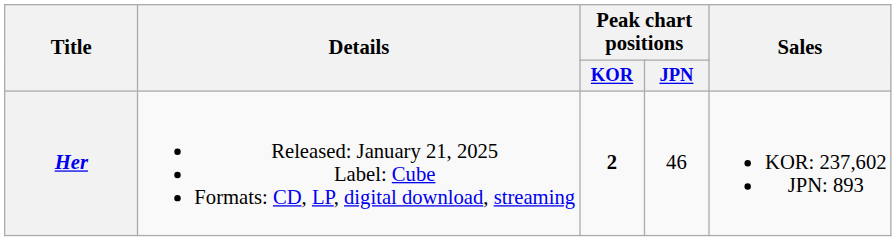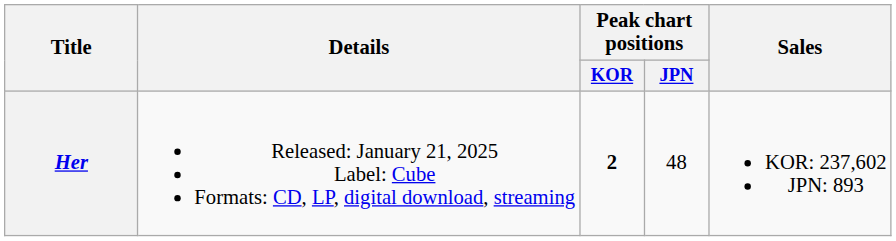(676, 162) 46 -> (676, 162) 48
